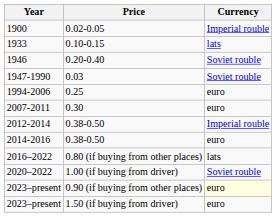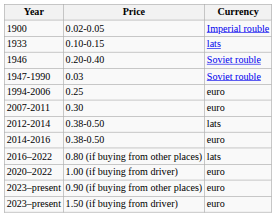(238, 124) Imperial rouble -> (214, 124) lats
(234, 172) Soviet rouble -> (216, 172) euro
(216, 188) lightyellow background -> (216, 188) no background
